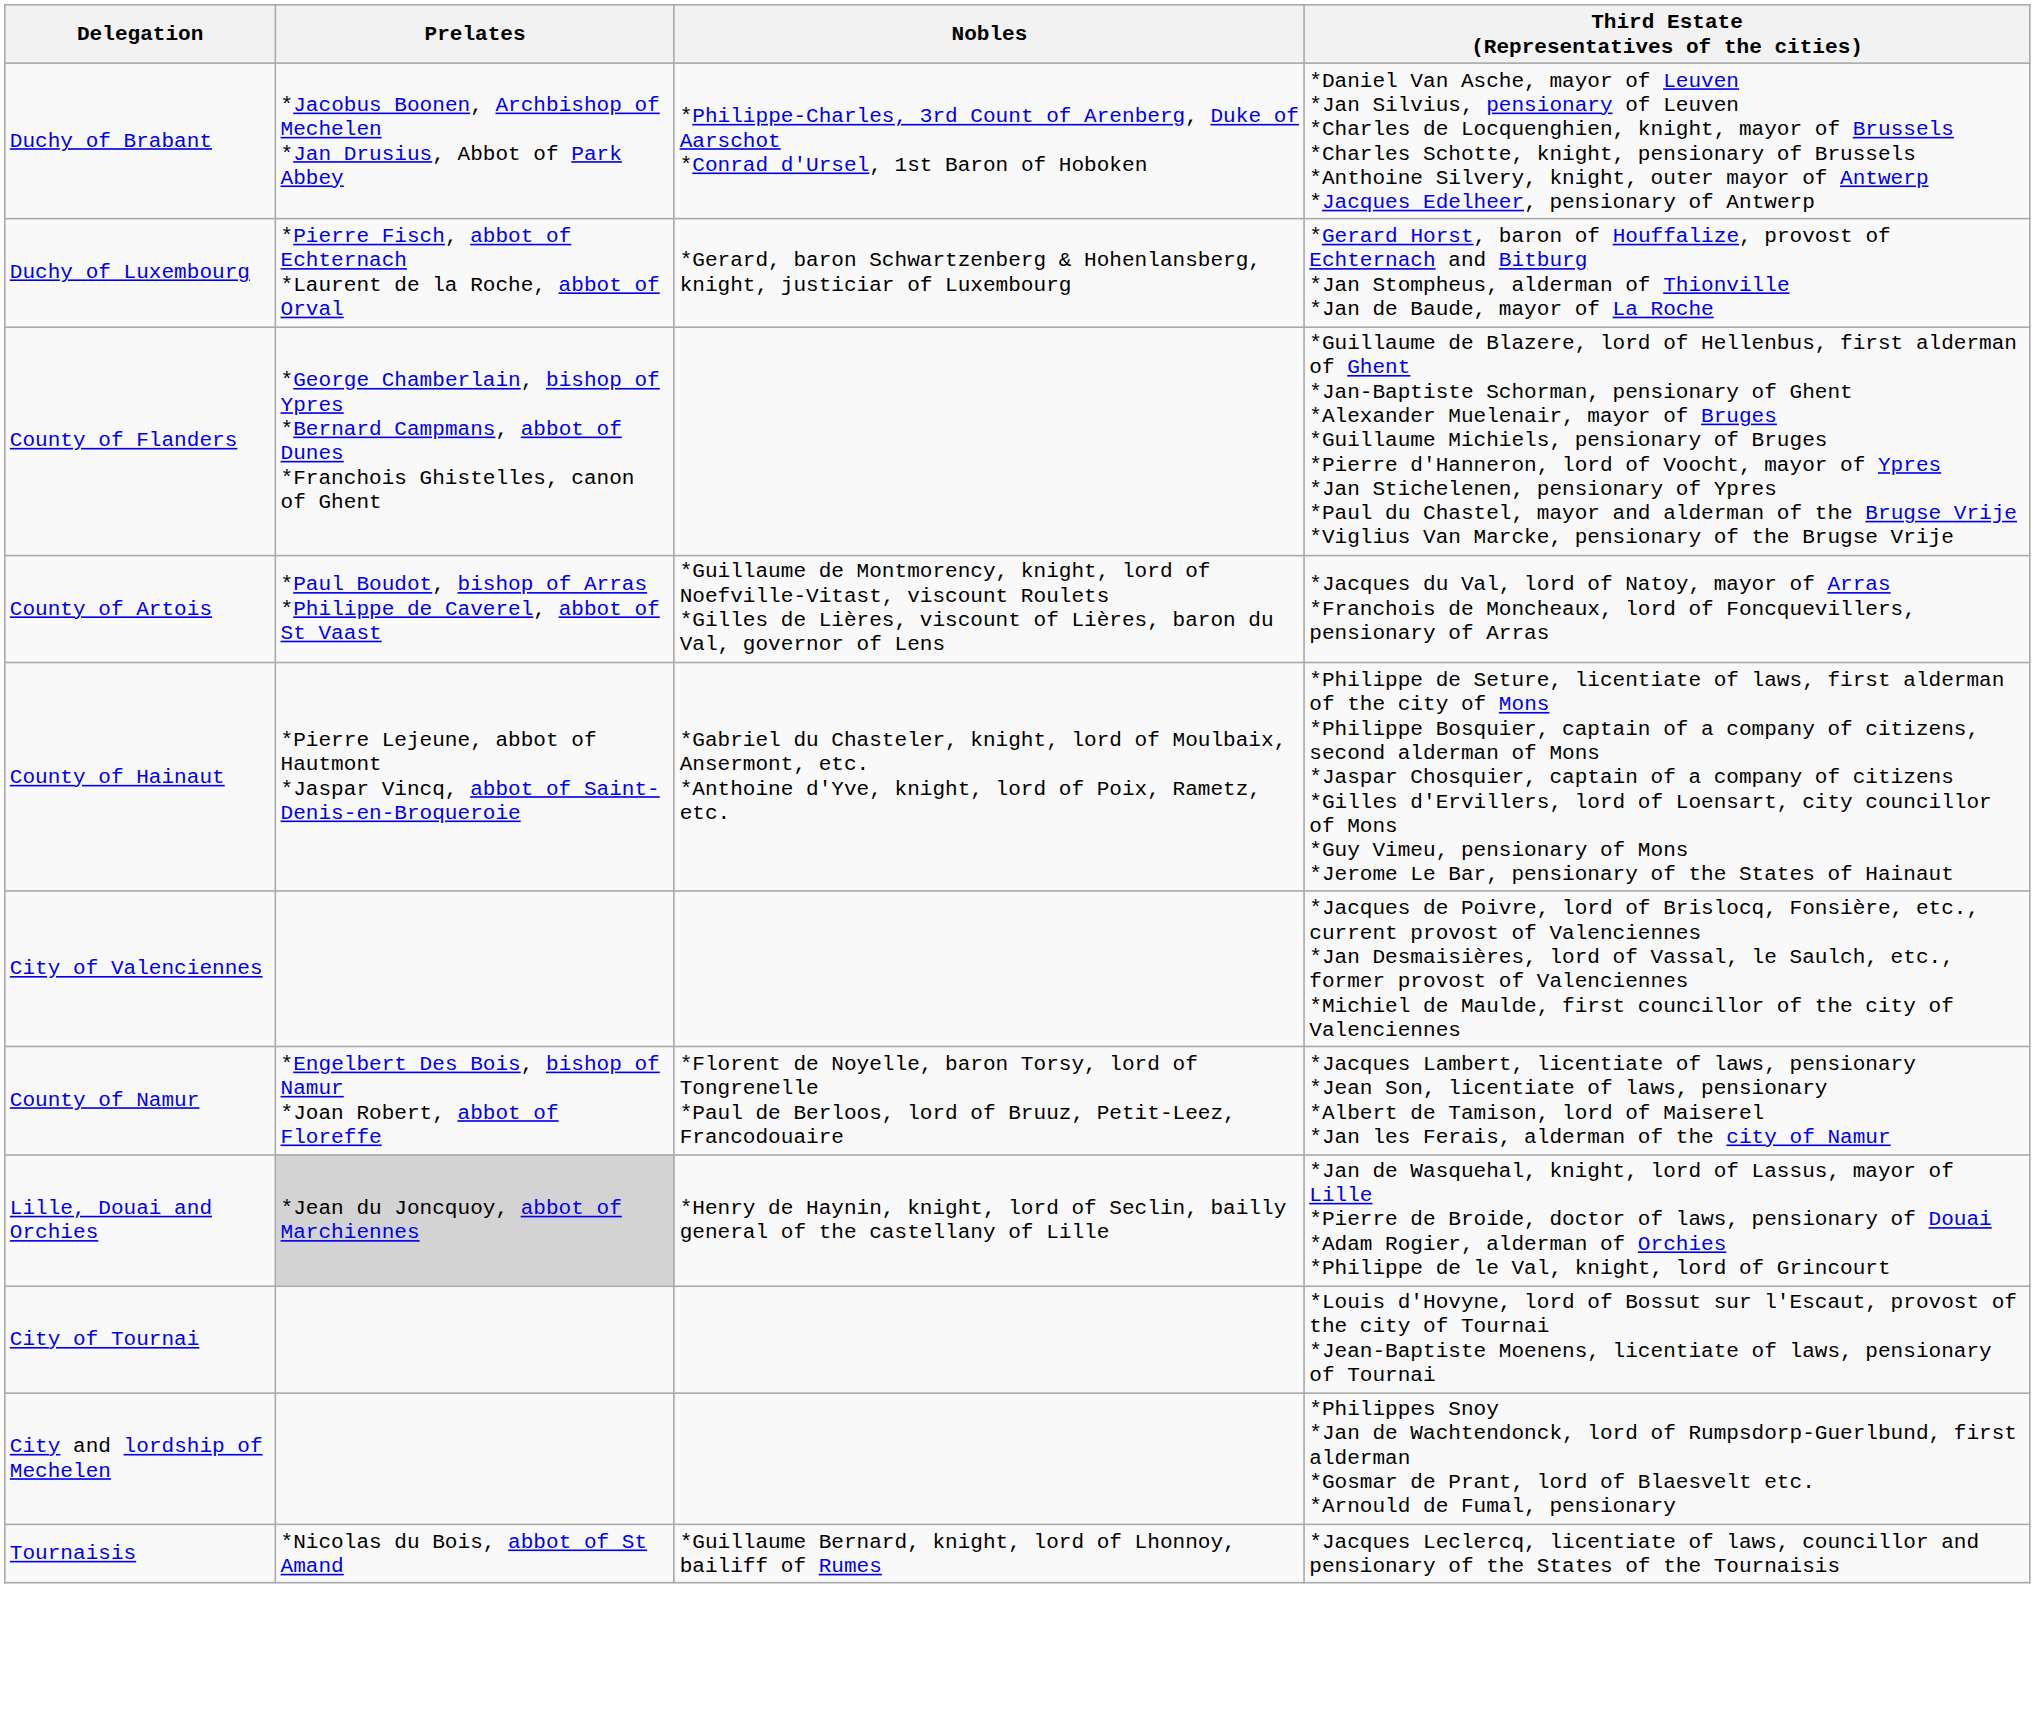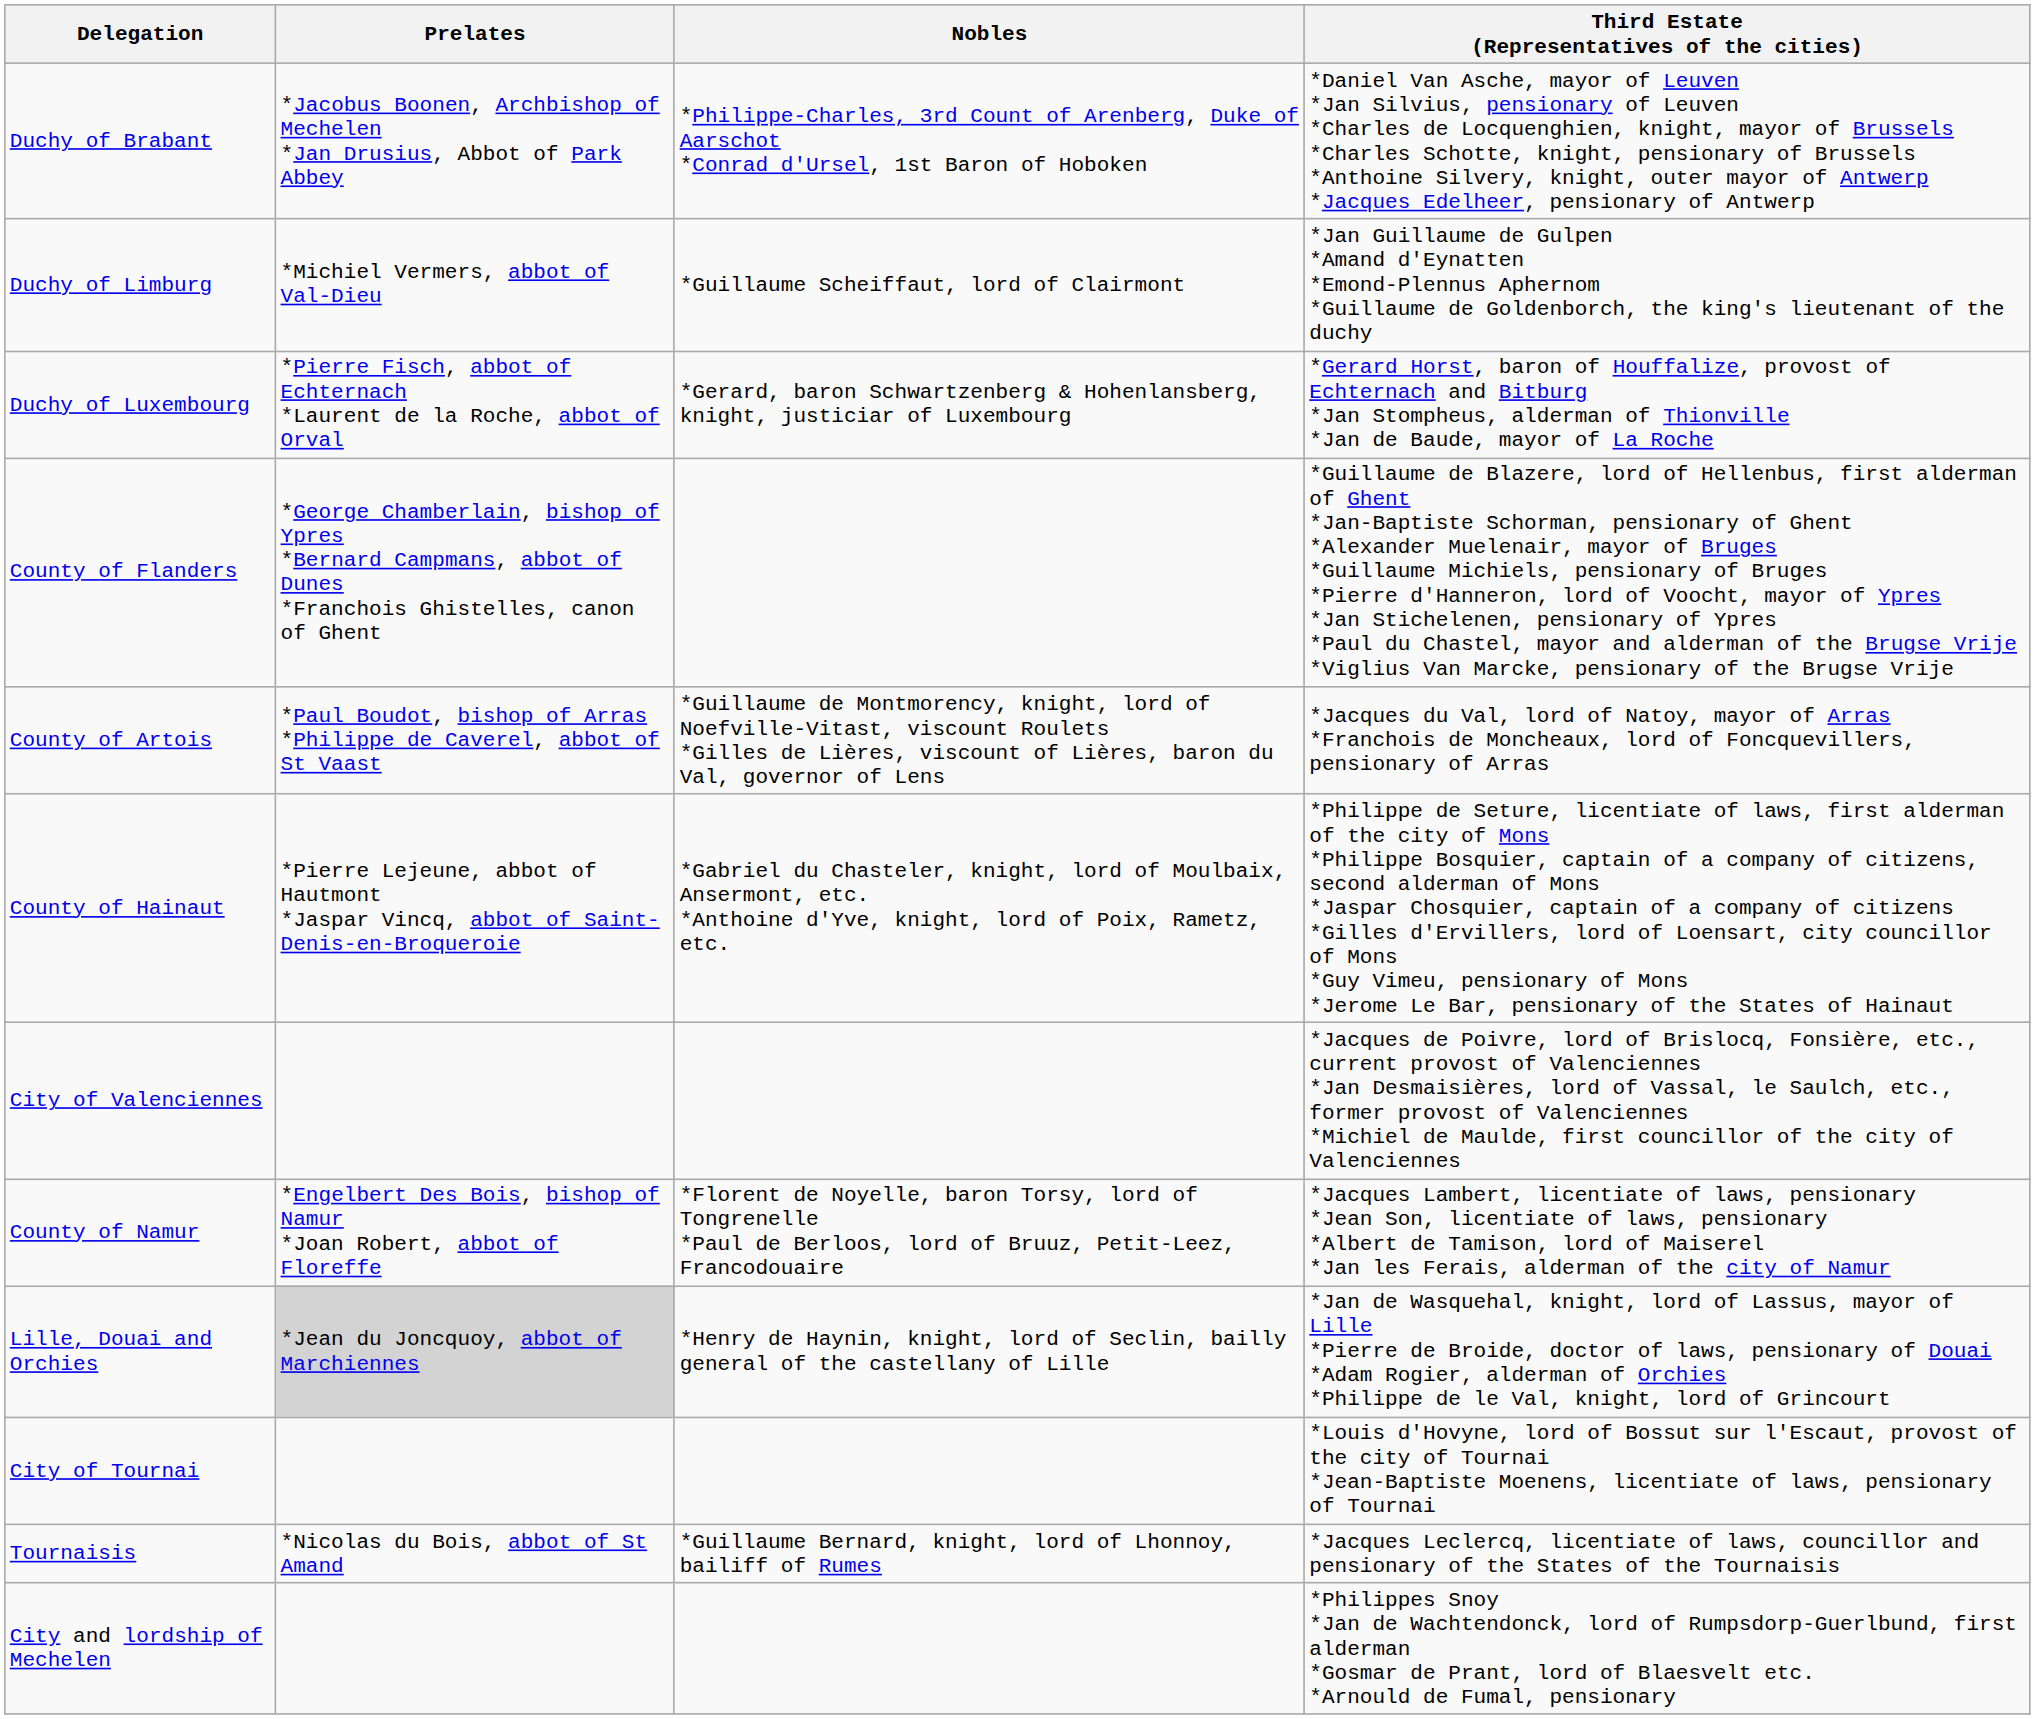+ row: (111, 285)
rows swapped: (73, 1554) <-> (136, 1459)
